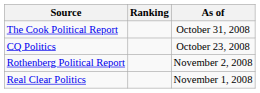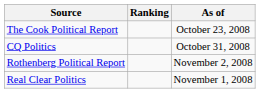(213, 29) October 31, 2008 -> (213, 29) October 23, 2008
(213, 46) October 23, 2008 -> (213, 46) October 31, 2008
